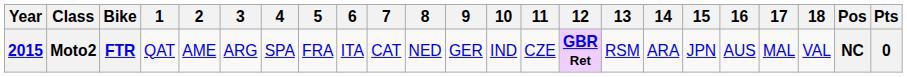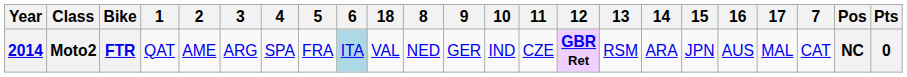columns swapped: (386, 16) <-> (817, 16)
(26, 50) 2015 -> (26, 50) 2014
(352, 50) no background -> (352, 50) lightblue background
